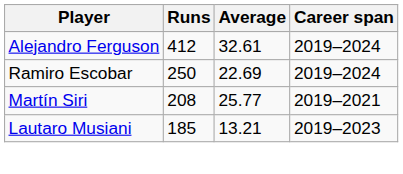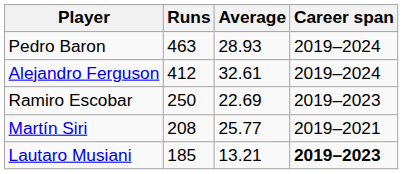+ row: (57, 45)
(337, 73) 2019–2024 -> (337, 100) 2019–2023
(337, 127) normal -> (337, 155) bold
